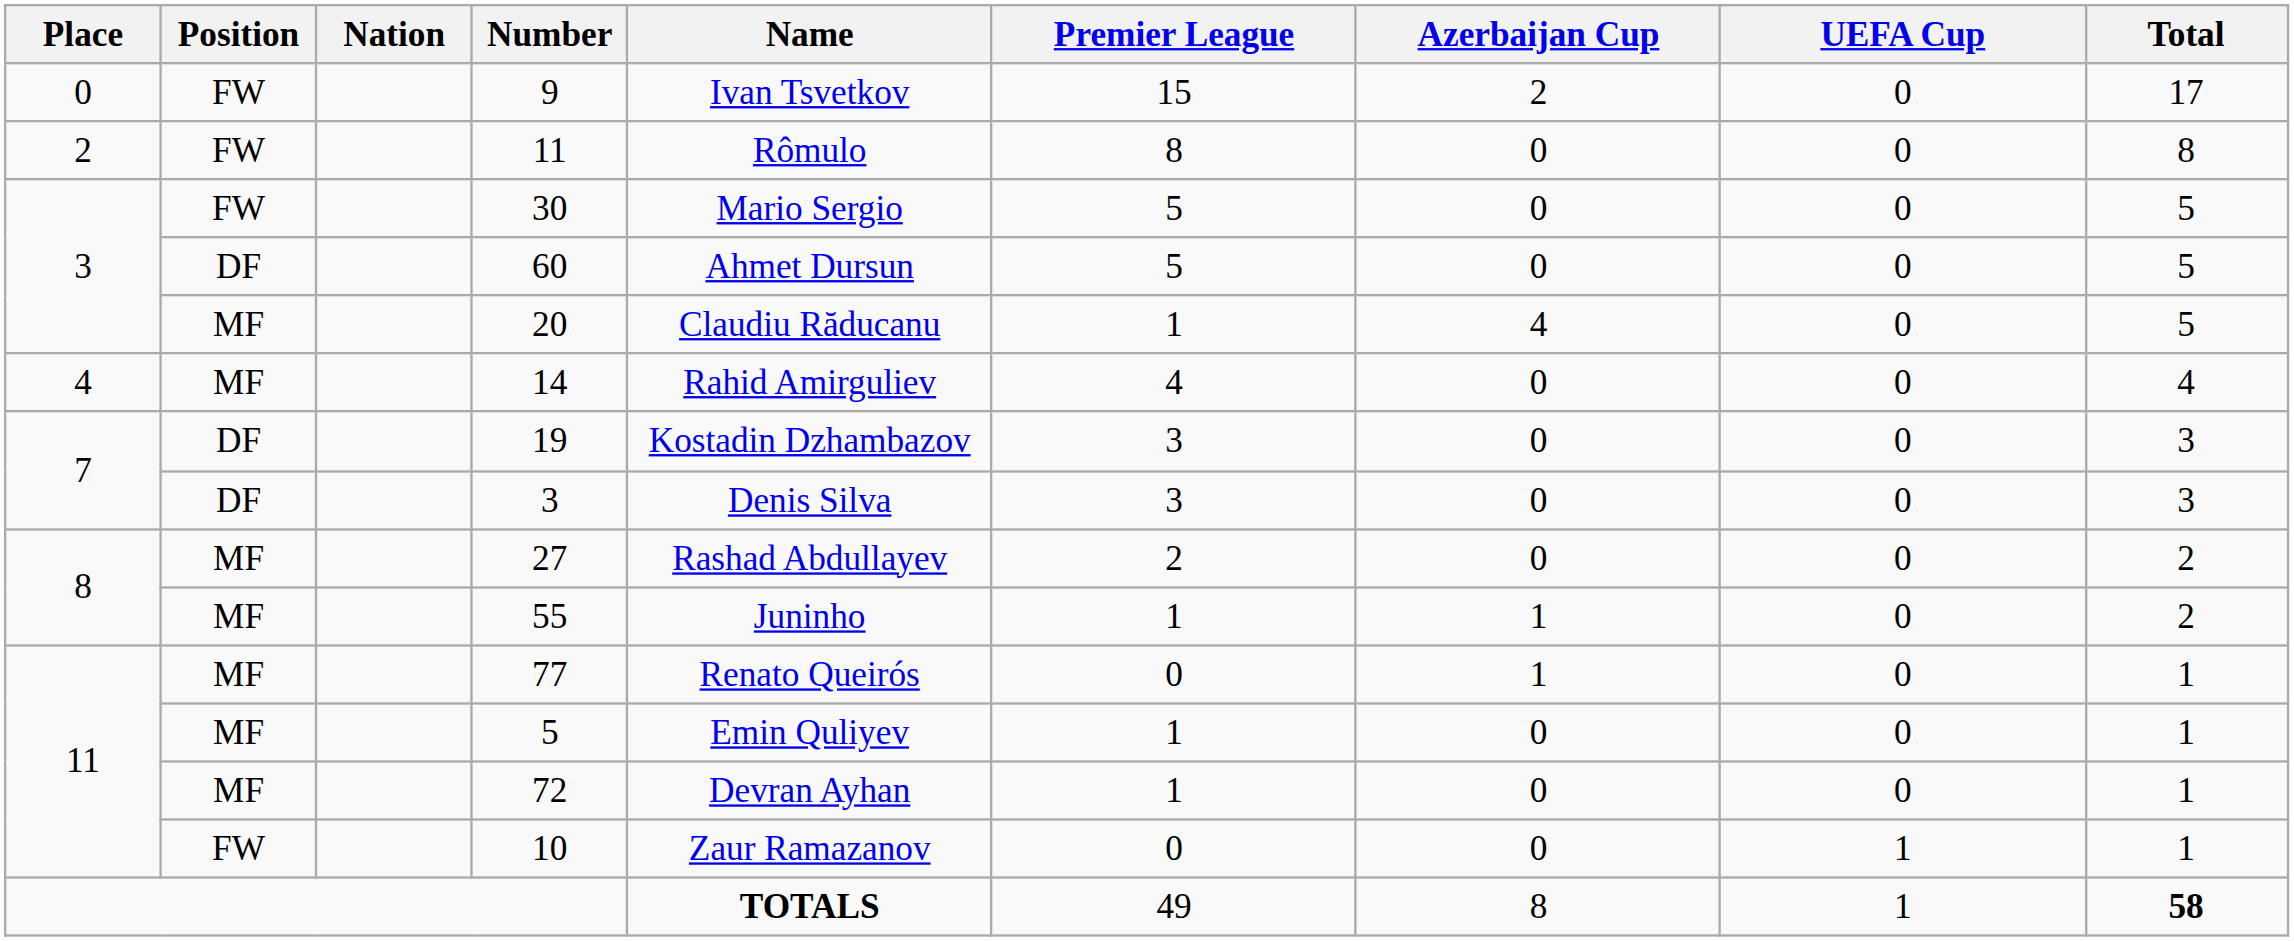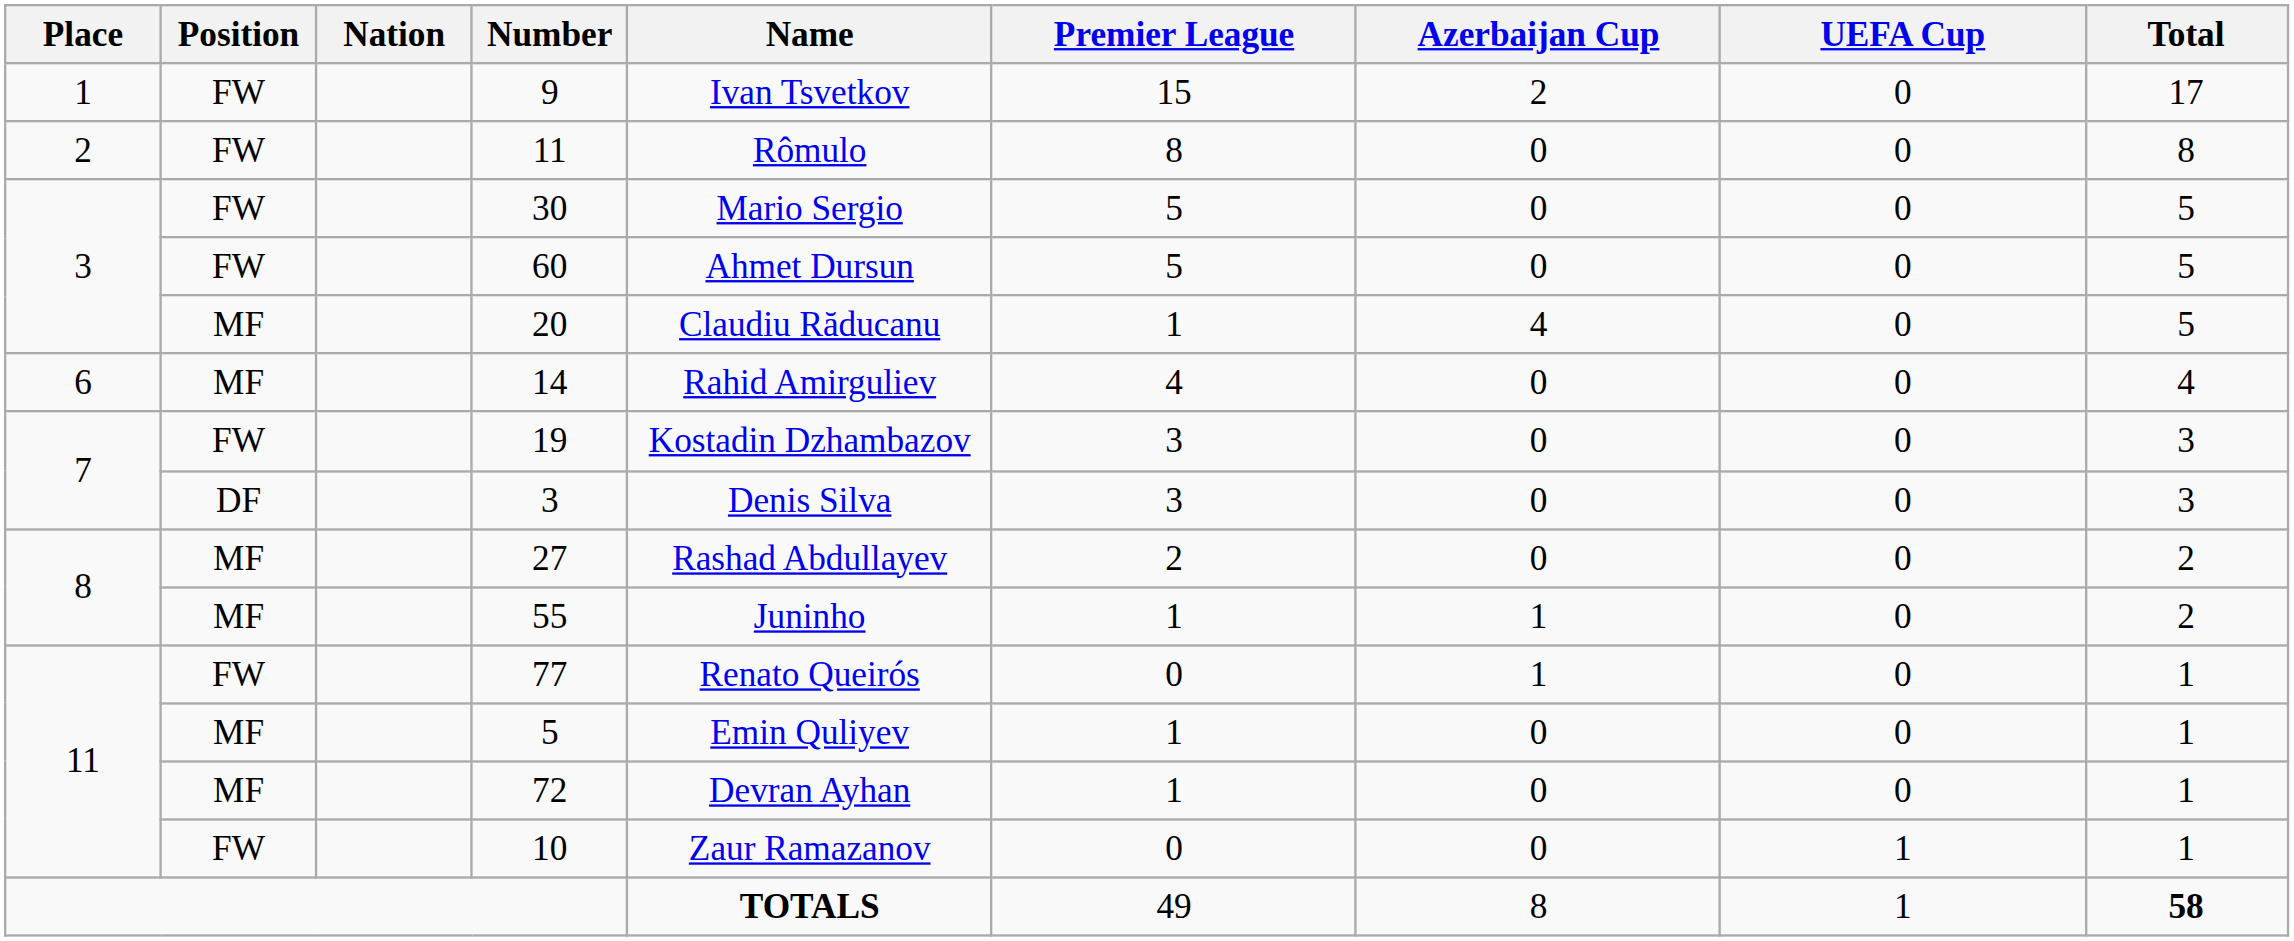(83, 91) 0 -> (83, 91) 1
(239, 266) DF -> (239, 266) FW
(83, 382) 4 -> (83, 382) 6
(239, 440) DF -> (239, 440) FW
(239, 673) MF -> (239, 673) FW
